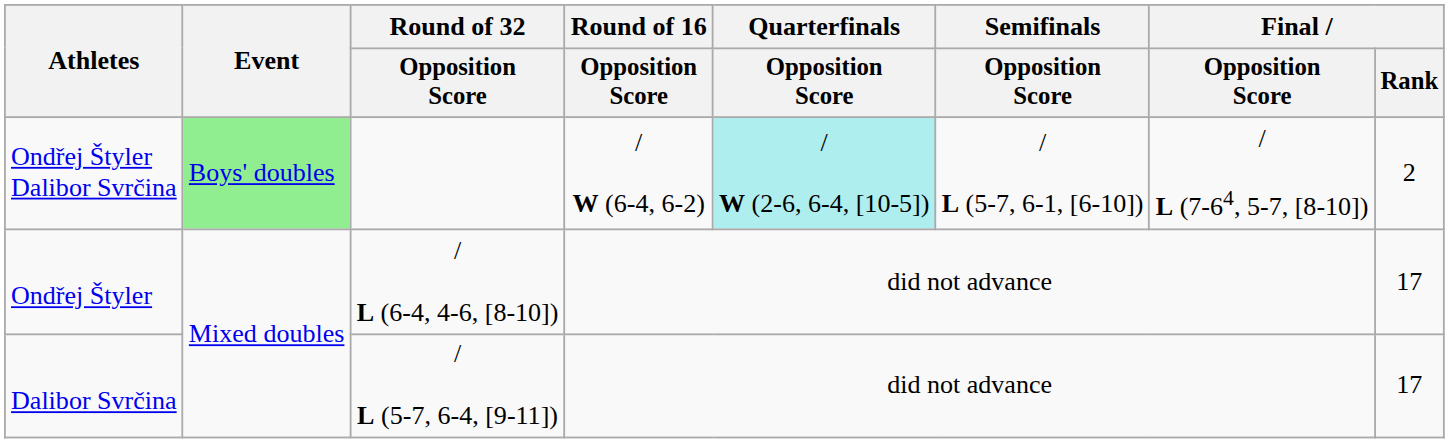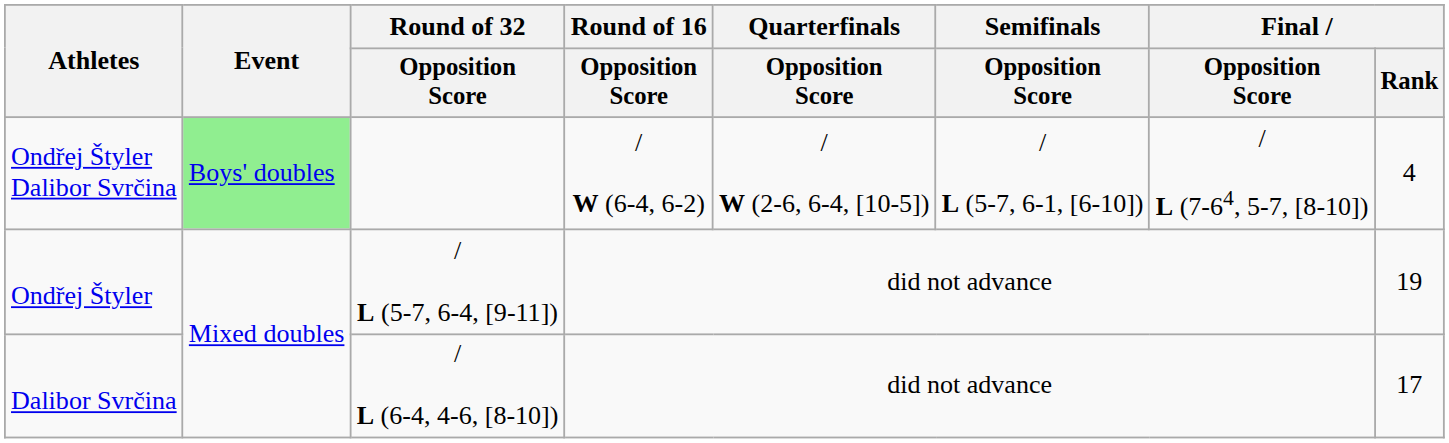(824, 173) paleturquoise background -> (824, 173) no background
(1409, 173) 2 -> (1409, 173) 4
(458, 281) / L (6-4, 4-6, [8-10]) -> (458, 281) / L (5-7, 6-4, [9-11])
(1409, 281) 17 -> (1409, 281) 19
(458, 385) / L (5-7, 6-4, [9-11]) -> (458, 385) / L (6-4, 4-6, [8-10])
